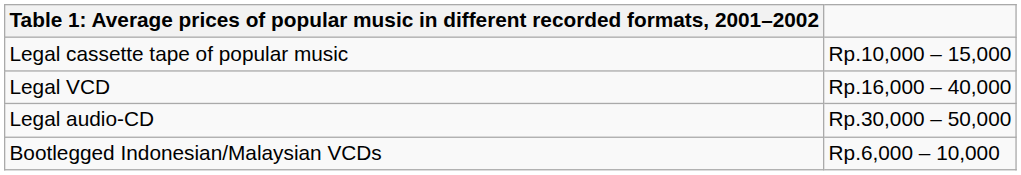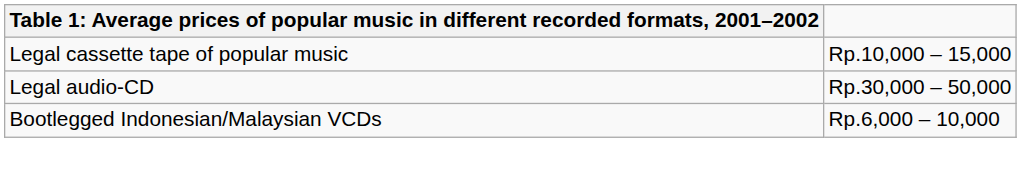- row: (60, 86)
